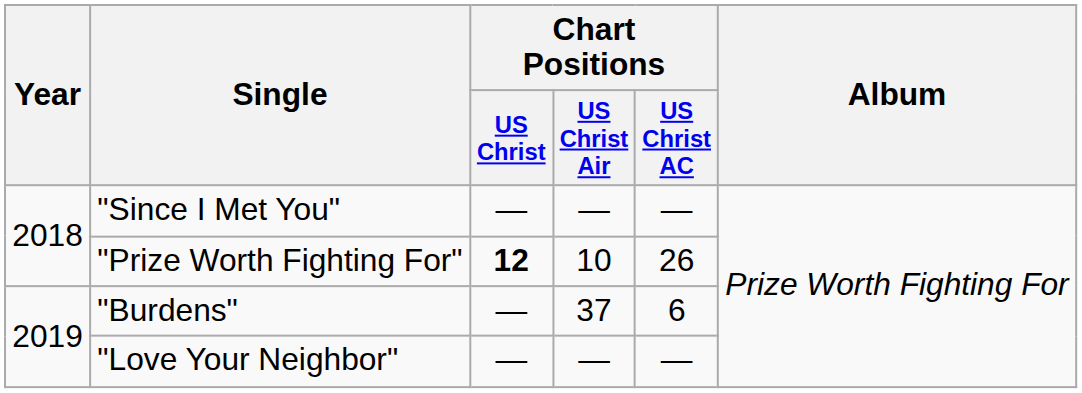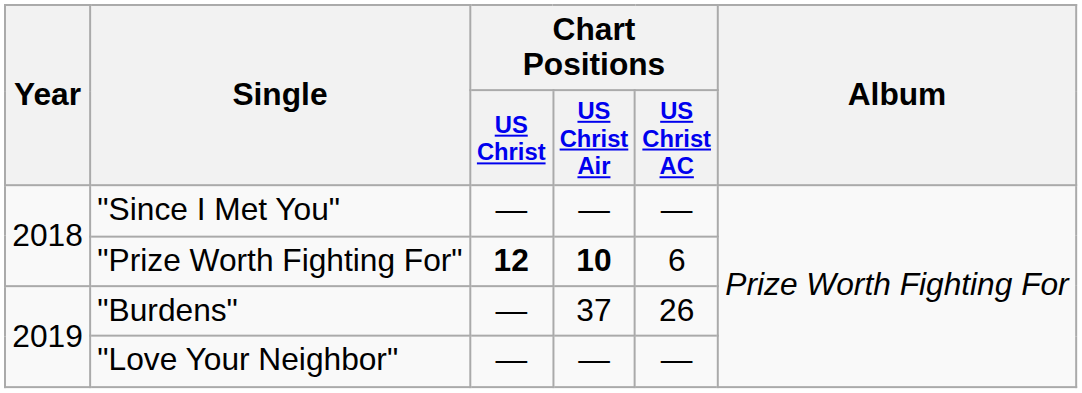(594, 260) normal -> (594, 260) bold
(677, 260) 26 -> (677, 260) 6
(677, 310) 6 -> (677, 310) 26
